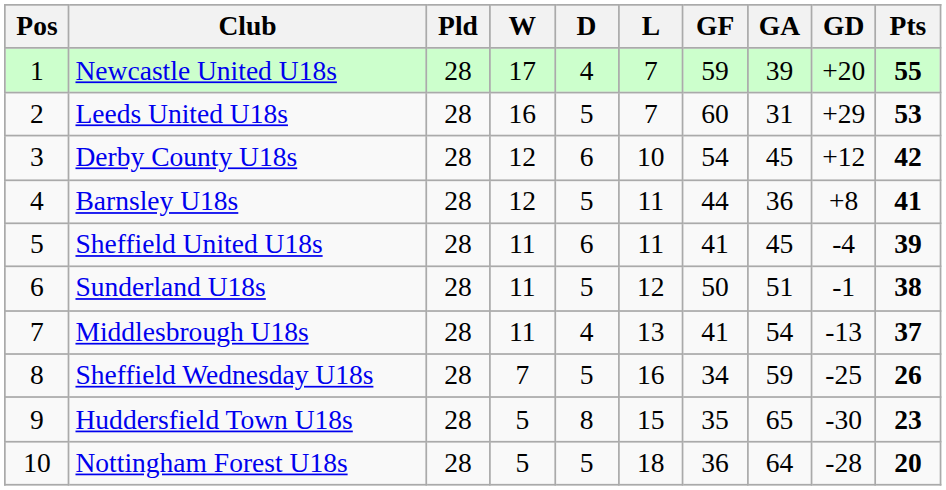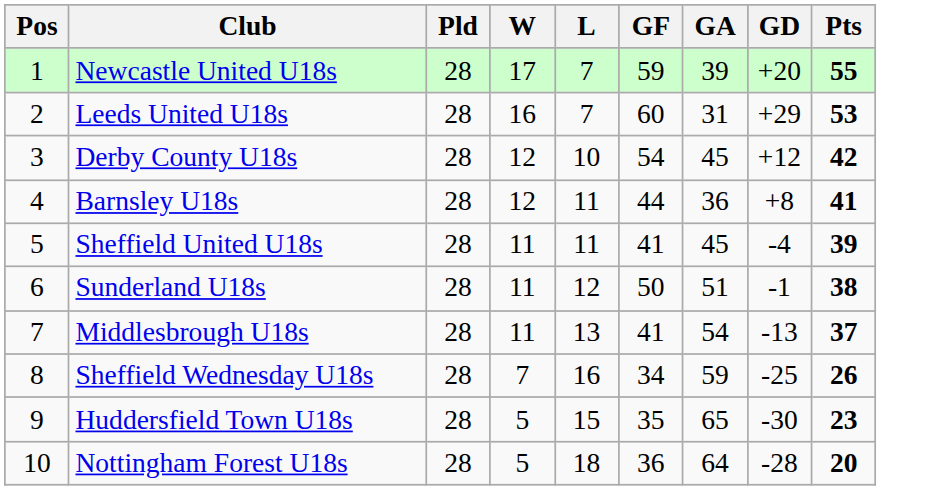- column: (587, 26)
